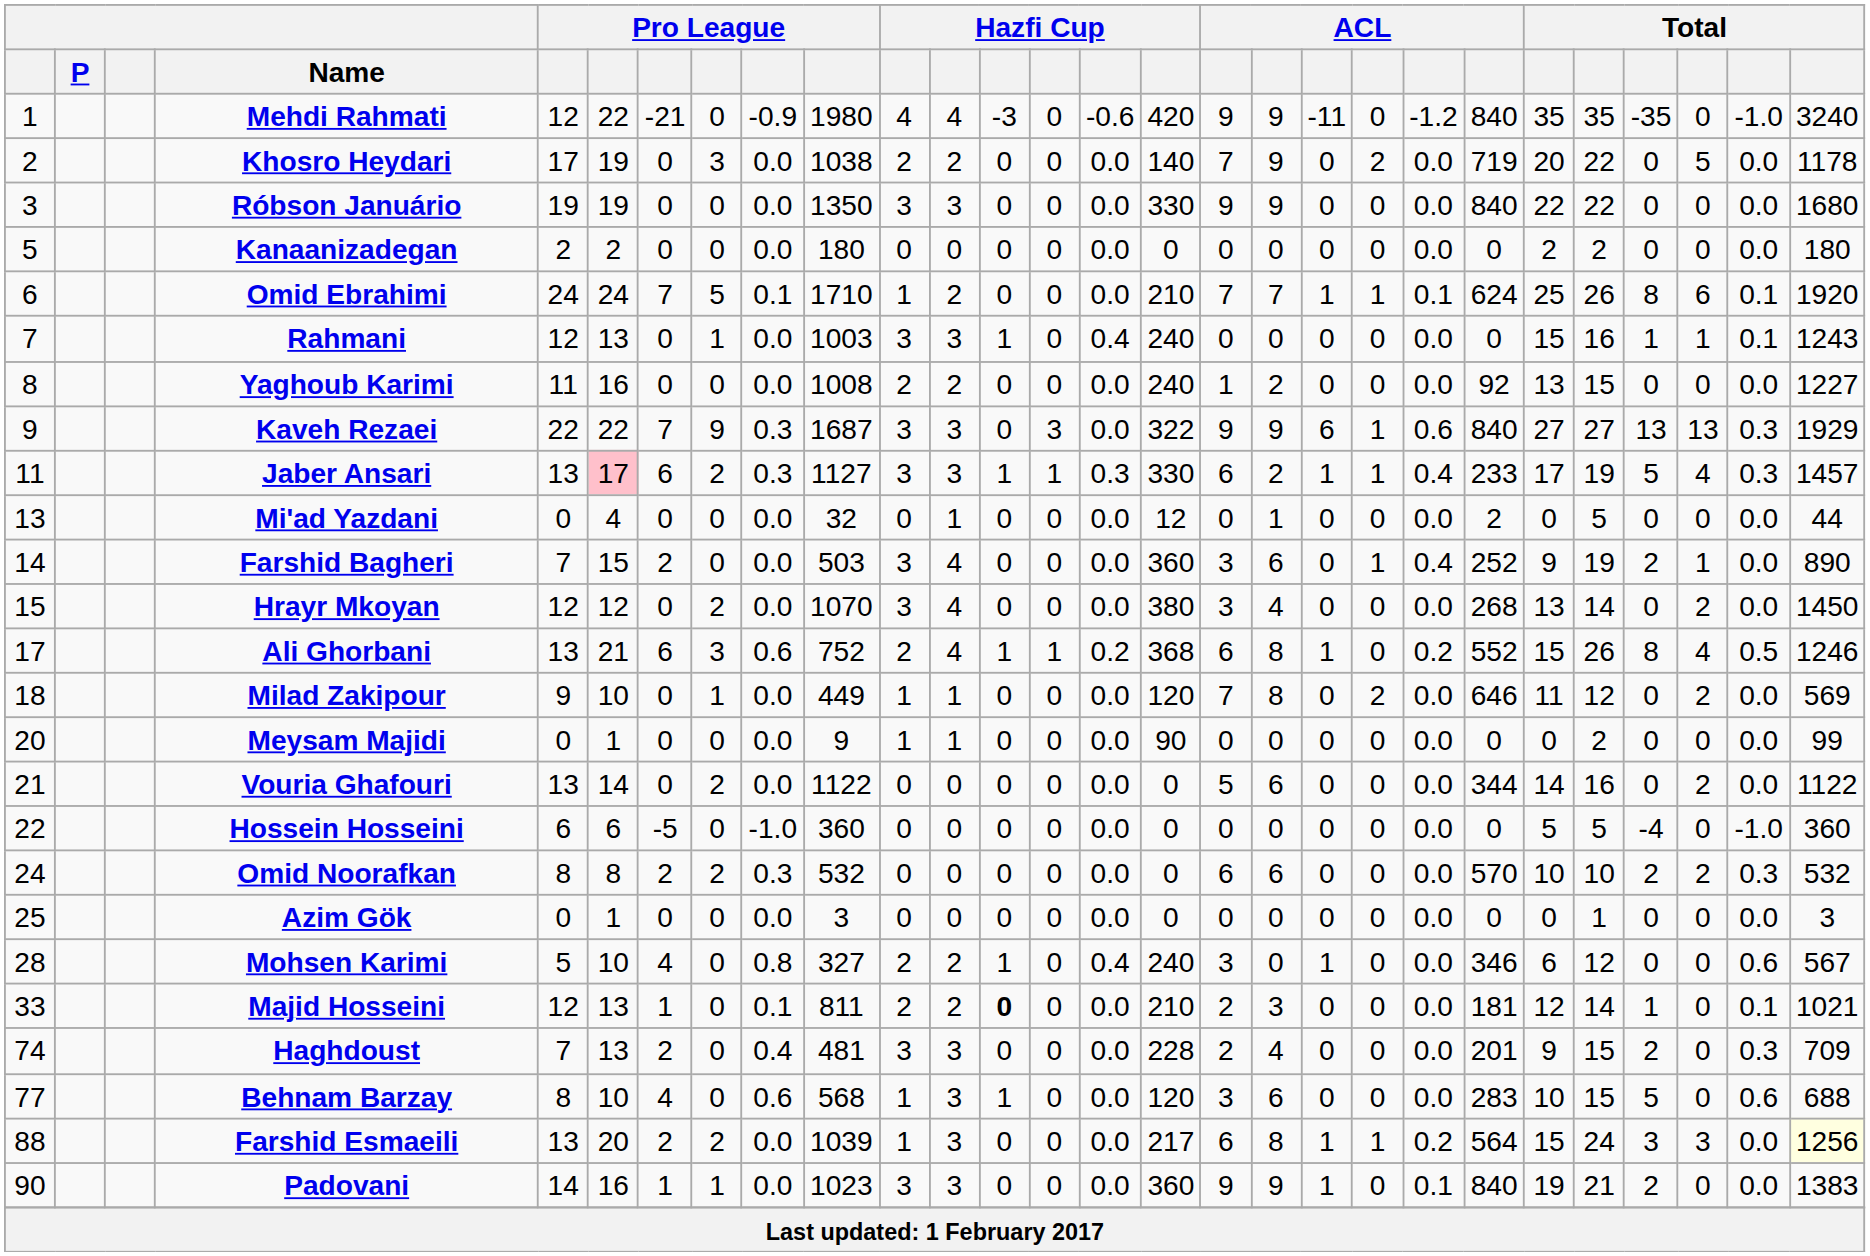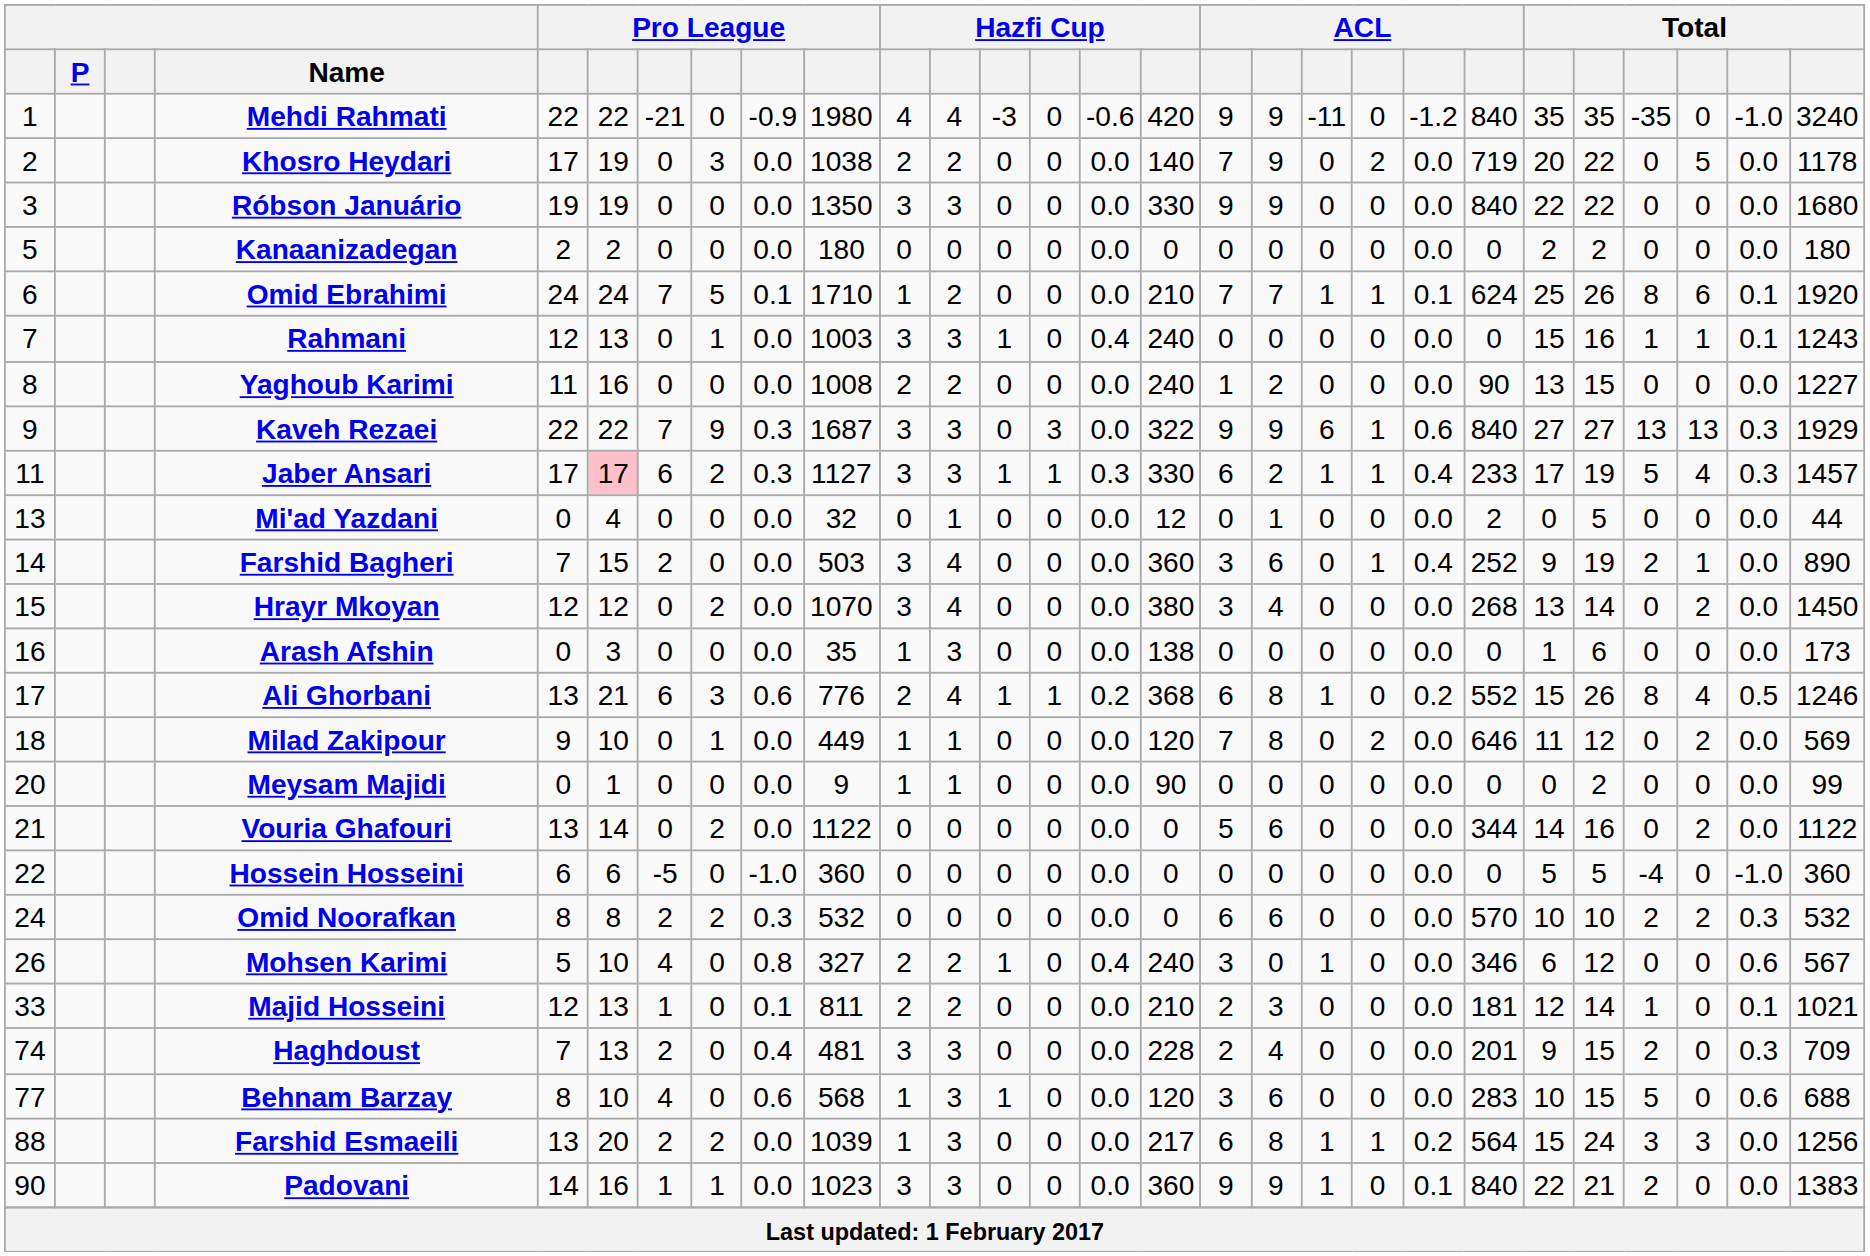(563, 116) 12 -> (563, 116) 22
(1494, 383) 92 -> (1494, 383) 90
(563, 473) 13 -> (563, 473) 17
+ row: (347, 651)
(841, 651) 752 -> (841, 695) 776
- row: (347, 918)
(30, 962) 28 -> (30, 962) 26
(1004, 1007) bold -> (1004, 1007) normal
(1827, 1140) lightyellow background -> (1827, 1140) no background
(1549, 1185) 19 -> (1549, 1185) 22
